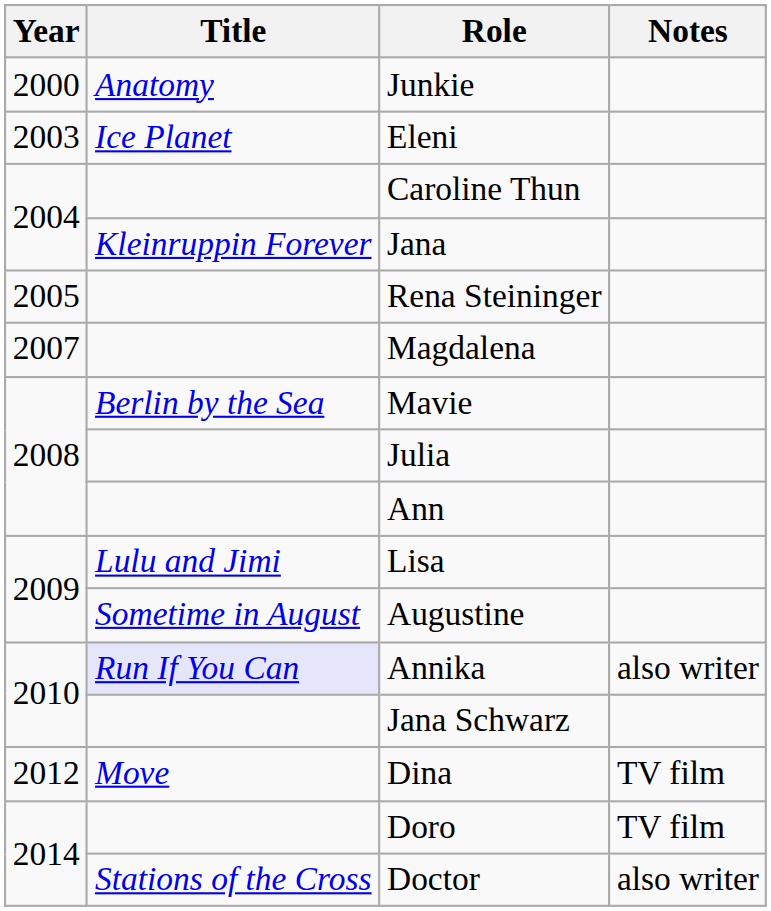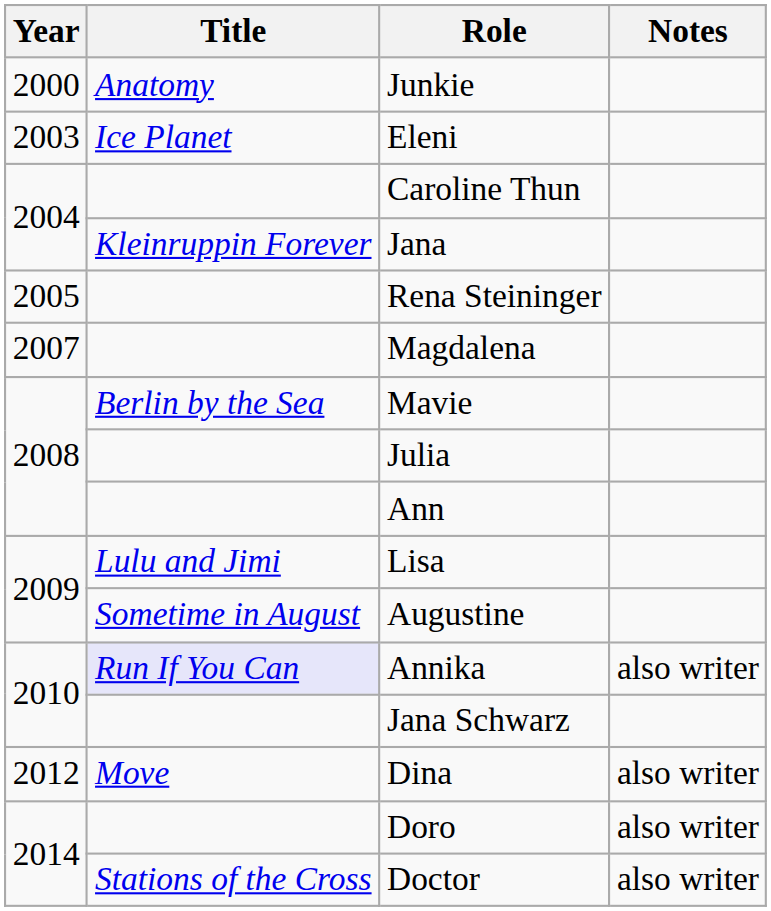(671, 773) TV film -> (688, 773) also writer
(671, 826) TV film -> (688, 826) also writer
